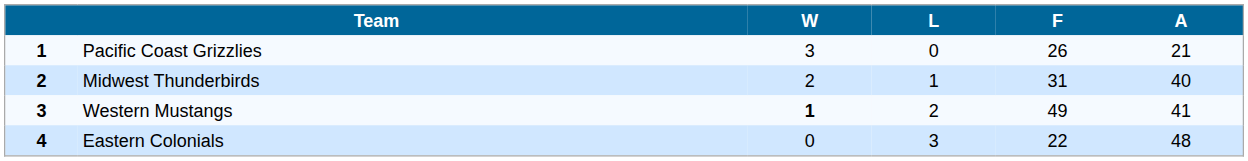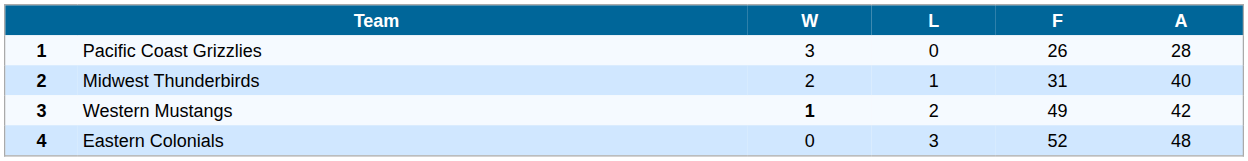(1181, 50) 21 -> (1181, 50) 28
(1181, 110) 41 -> (1181, 110) 42
(1058, 140) 22 -> (1058, 140) 52
